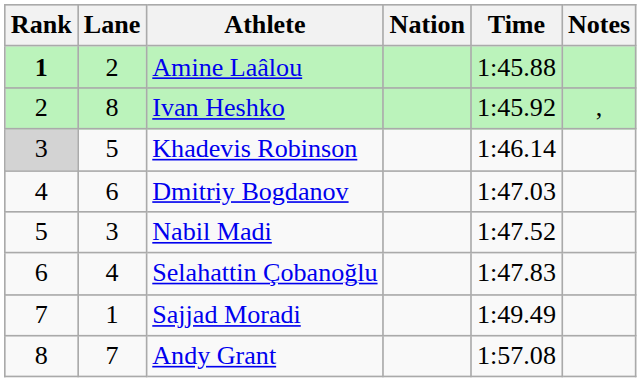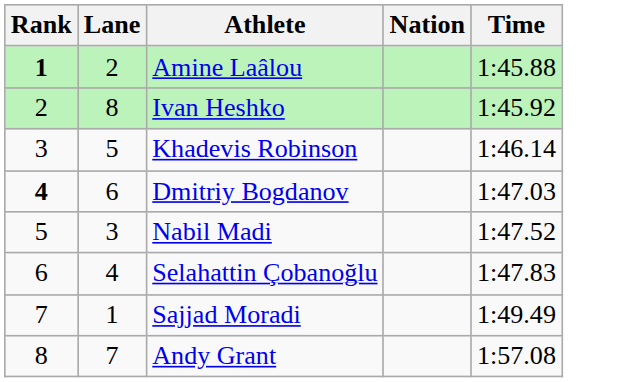- column: (599, 25)
(41, 149) lightgrey background -> (41, 149) no background
(41, 190) normal -> (41, 190) bold
